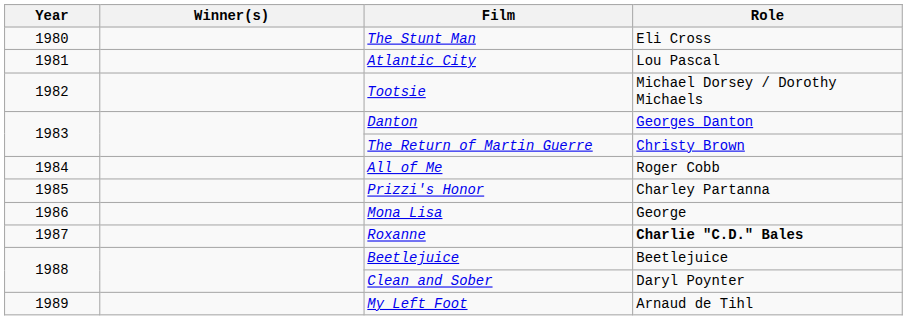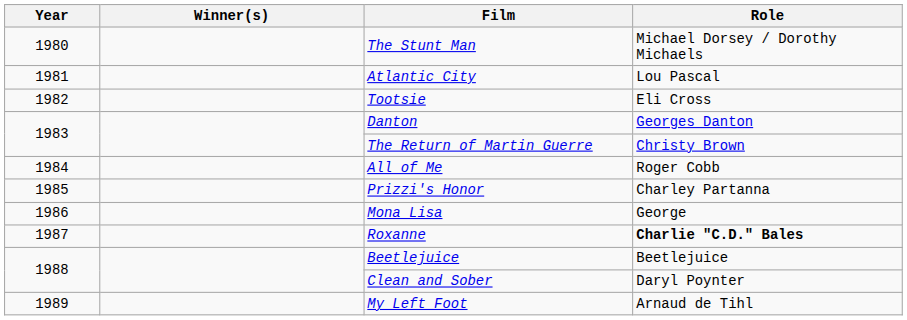(674, 39) Eli Cross -> (736, 47) Michael Dorsey / Dorothy Michaels
(736, 92) Michael Dorsey / Dorothy Michaels -> (674, 100) Eli Cross
